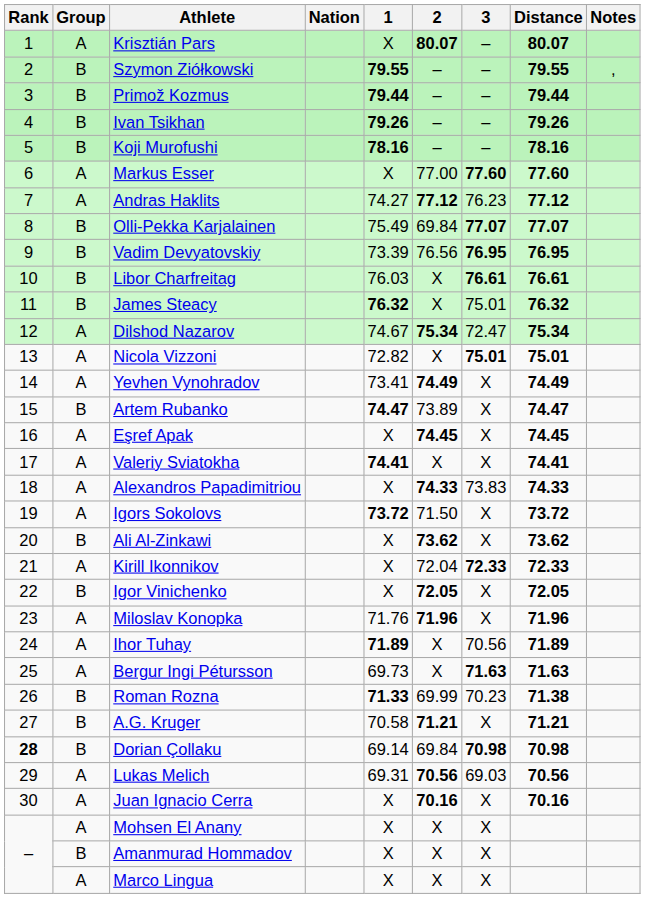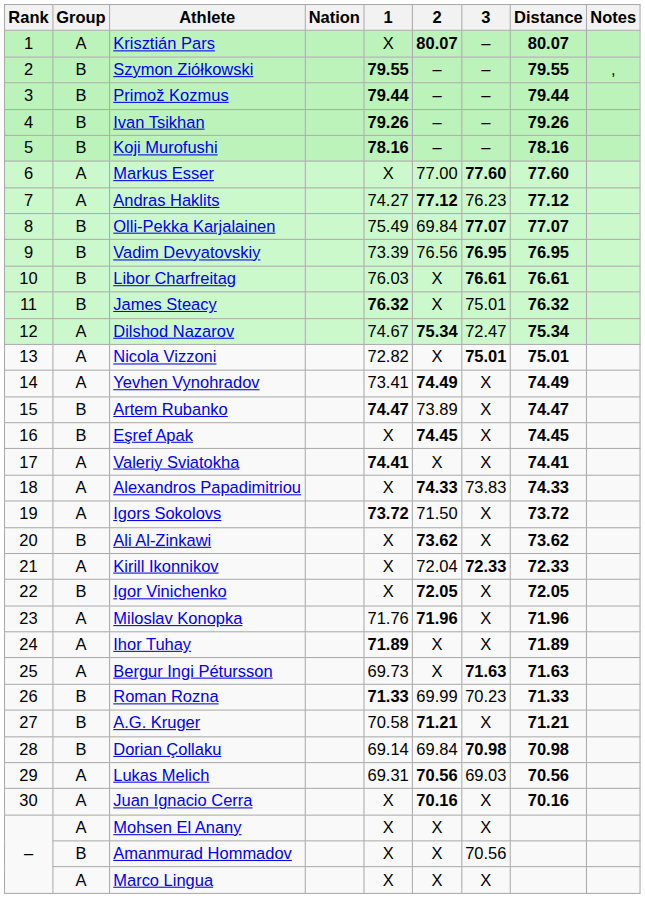(81, 435) A -> (81, 435) B
(486, 644) 70.56 -> (486, 644) X
(548, 697) 71.38 -> (548, 697) 71.33
(28, 749) bold -> (28, 749) normal
(486, 853) X -> (486, 853) 70.56
